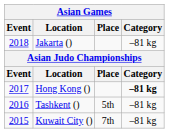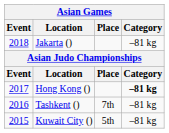(108, 105) 5th -> (108, 105) 7th
(108, 120) 7th -> (108, 120) 5th
